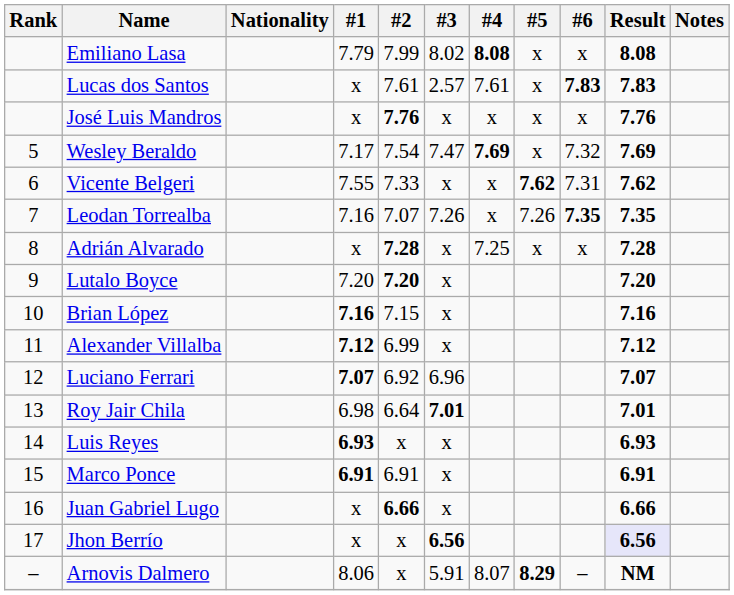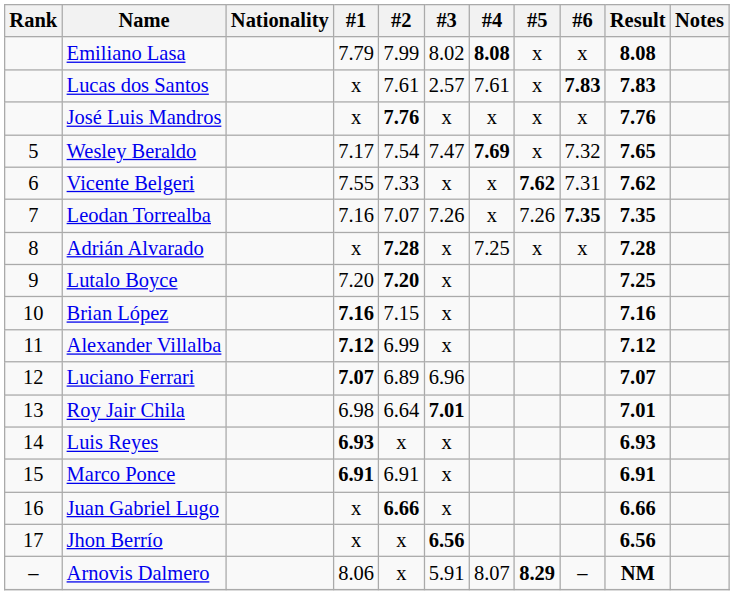(638, 150) 7.69 -> (638, 150) 7.65
(638, 280) 7.20 -> (638, 280) 7.25
(401, 378) 6.92 -> (401, 378) 6.89
(638, 540) lavender background -> (638, 540) no background
